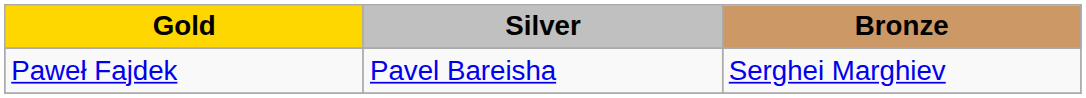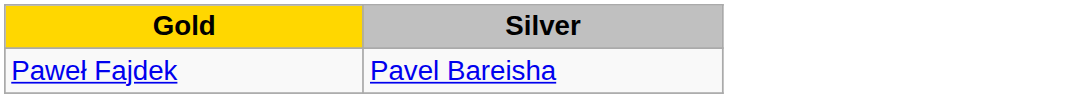- column: (902, 26)
